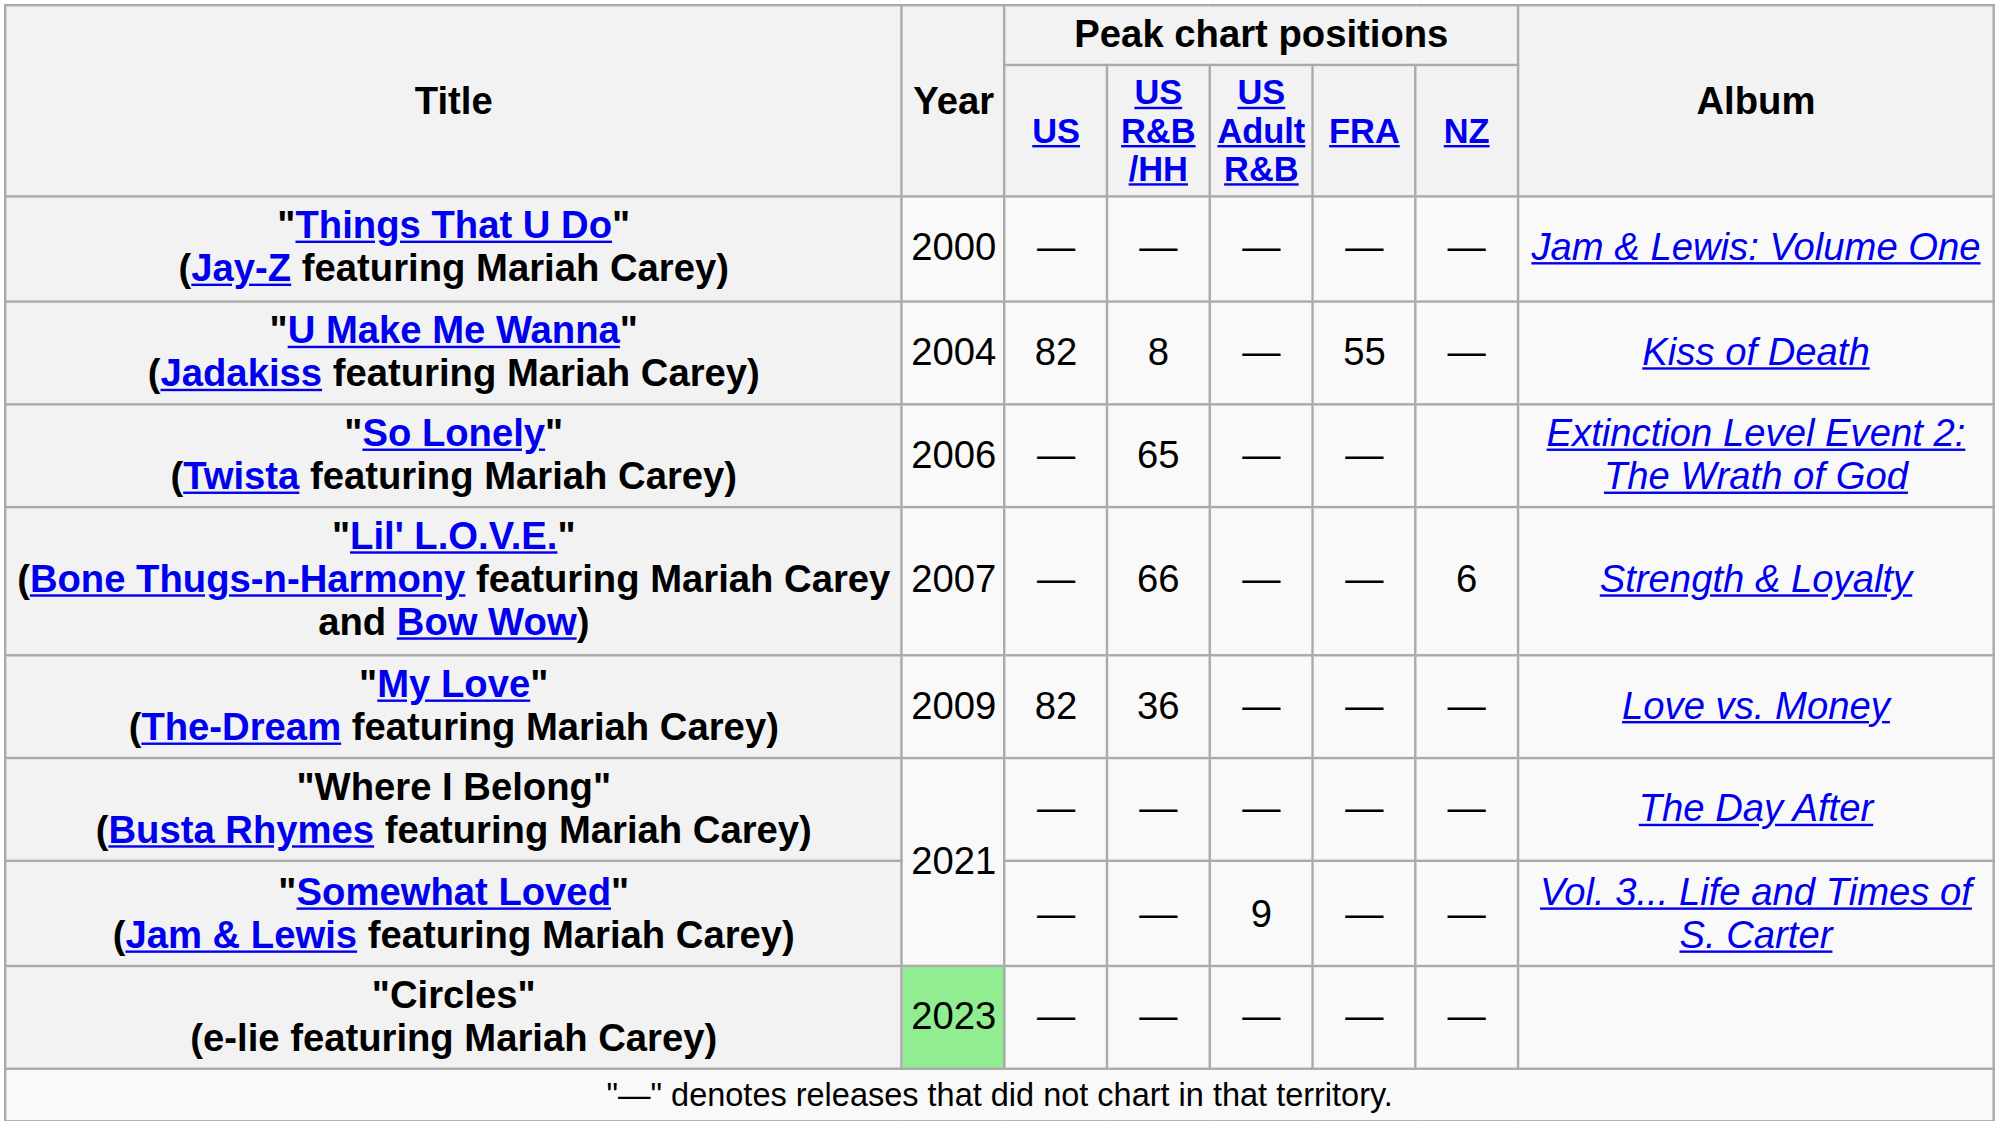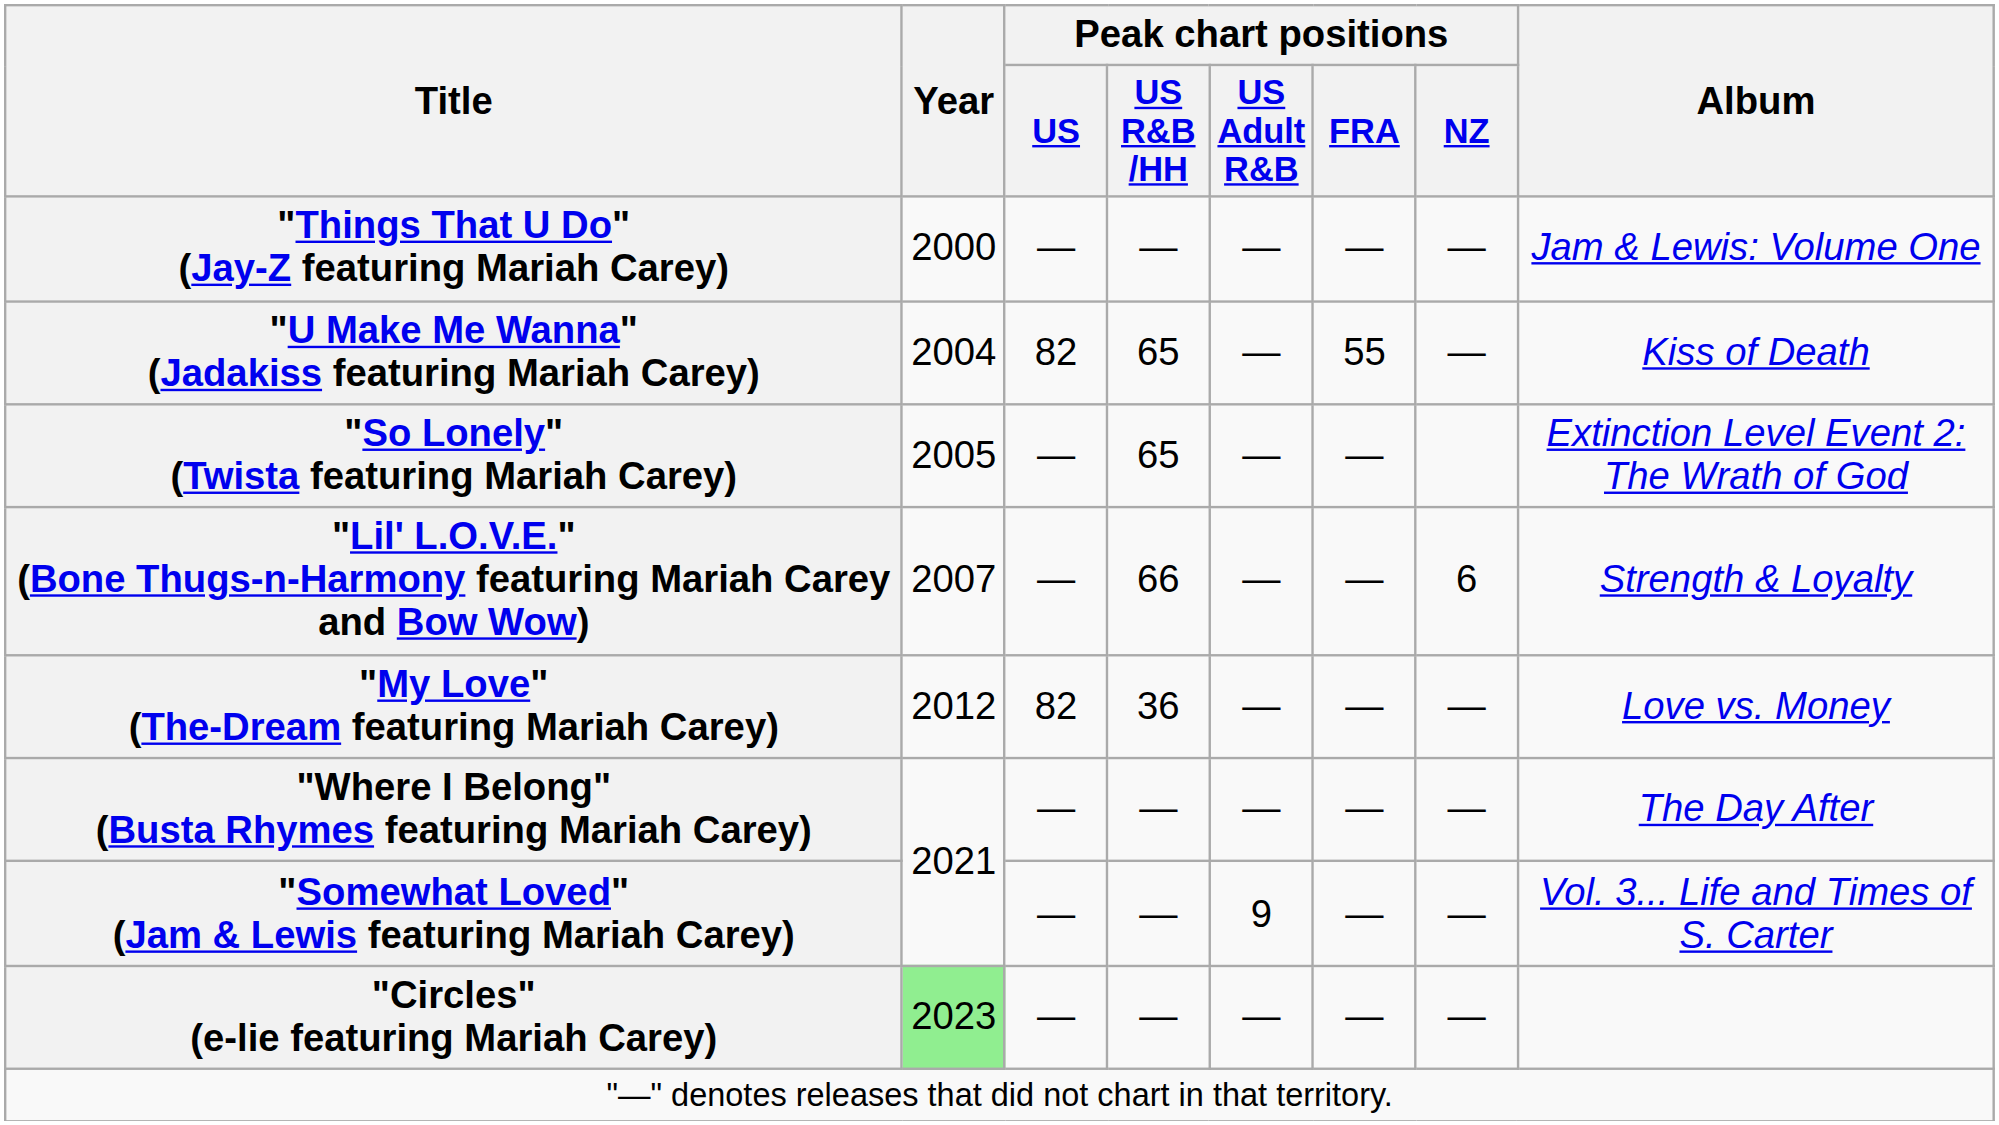(1158, 351) 8 -> (1158, 351) 65
(954, 455) 2006 -> (954, 455) 2005
(954, 705) 2009 -> (954, 705) 2012
